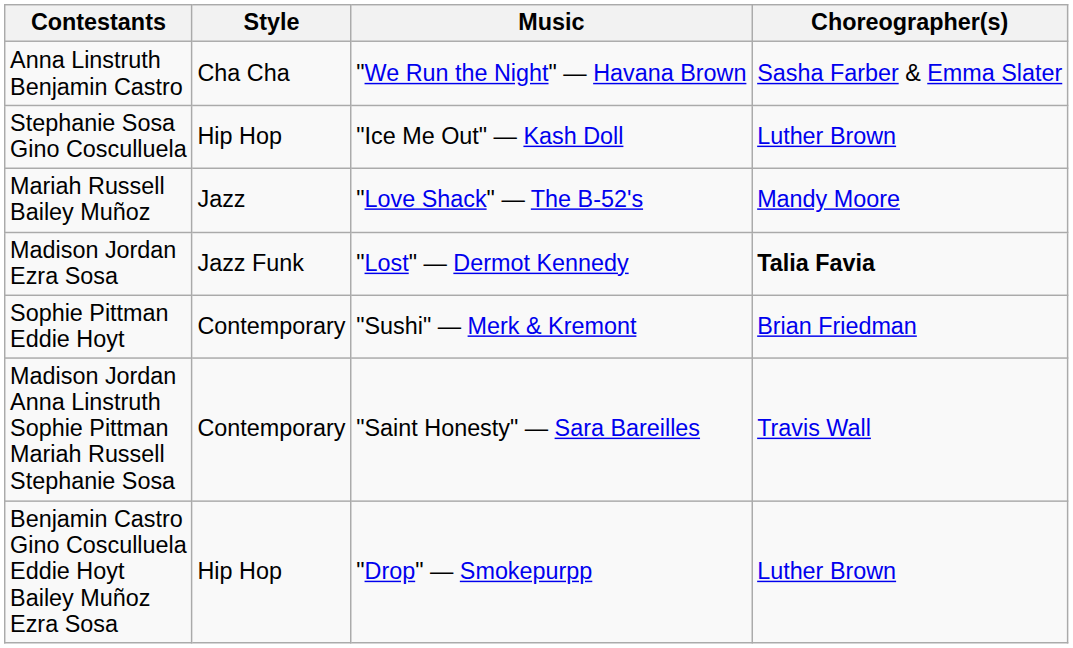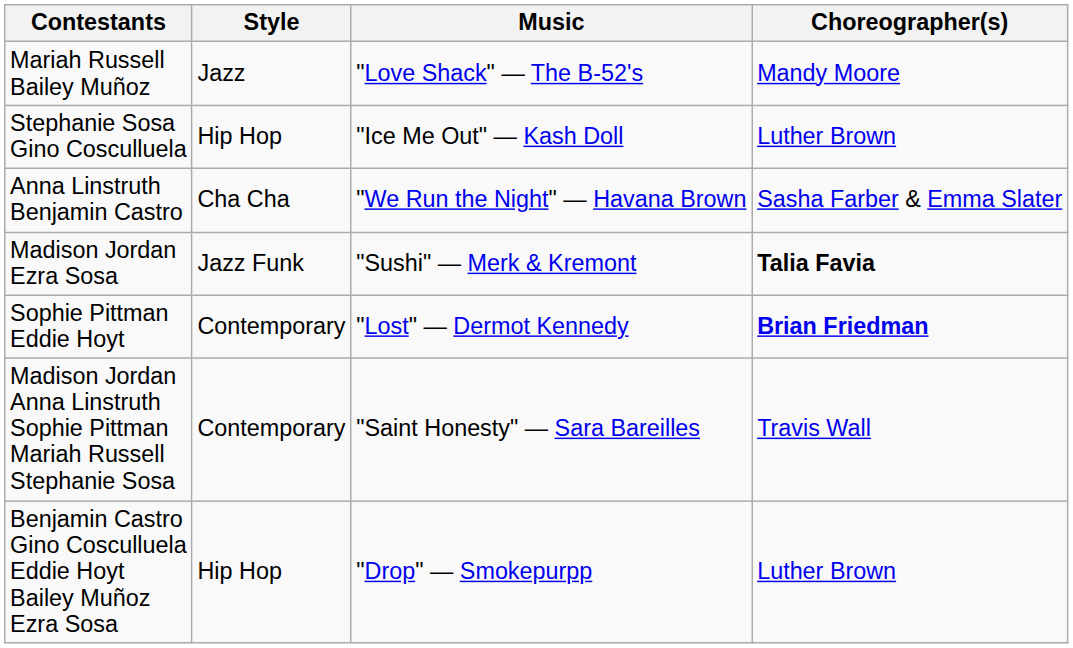rows swapped: (87, 199) <-> (96, 73)
(492, 263) "Lost" — Dermot Kennedy -> (496, 263) "Sushi" — Merk & Kremont
(496, 326) "Sushi" — Merk & Kremont -> (492, 326) "Lost" — Dermot Kennedy
(837, 326) normal -> (843, 326) bold
